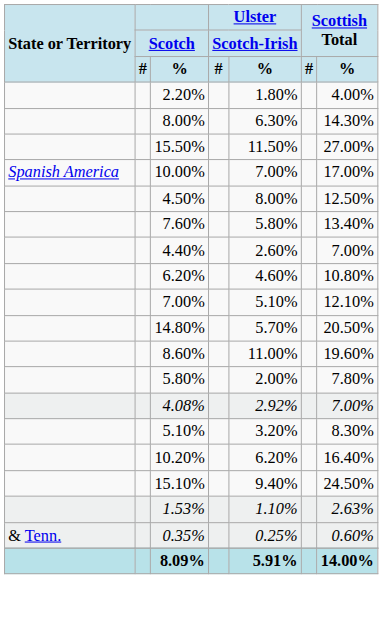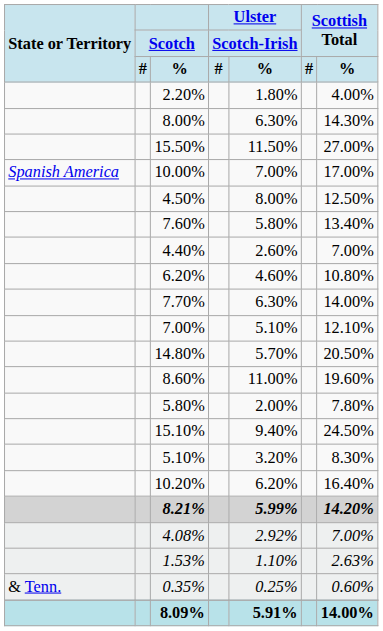+ row: (184, 302)
rows swapped: (180, 483) <-> (184, 405)
+ row: (184, 509)
